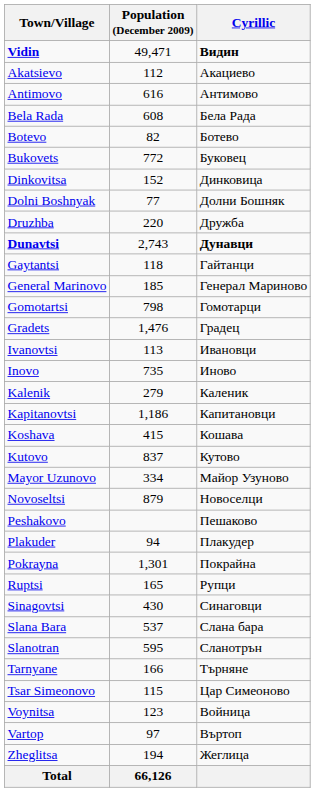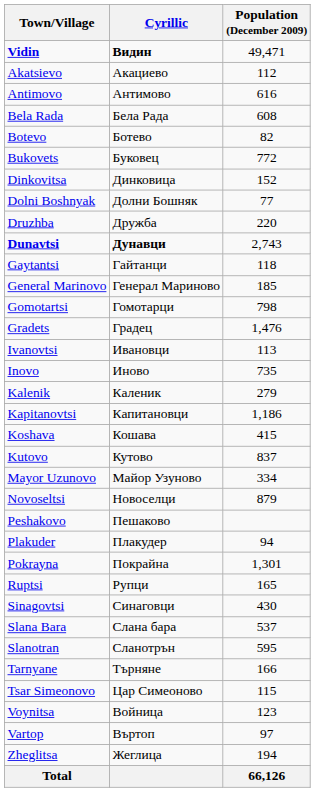columns swapped: (253, 22) <-> (153, 22)
